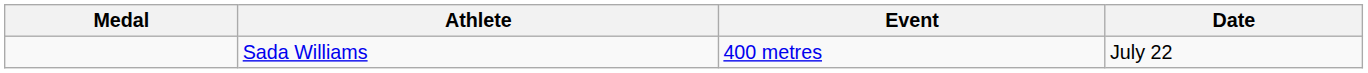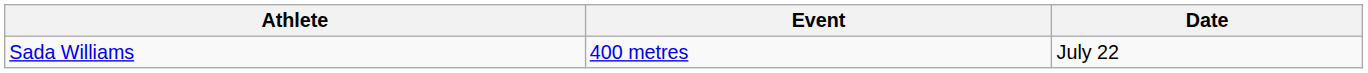- column: (121, 21)
